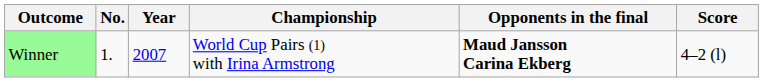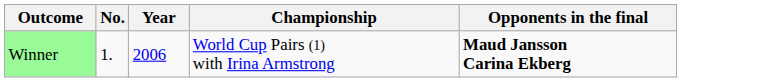- column: (718, 17)
(149, 53) 2007 -> (149, 53) 2006
